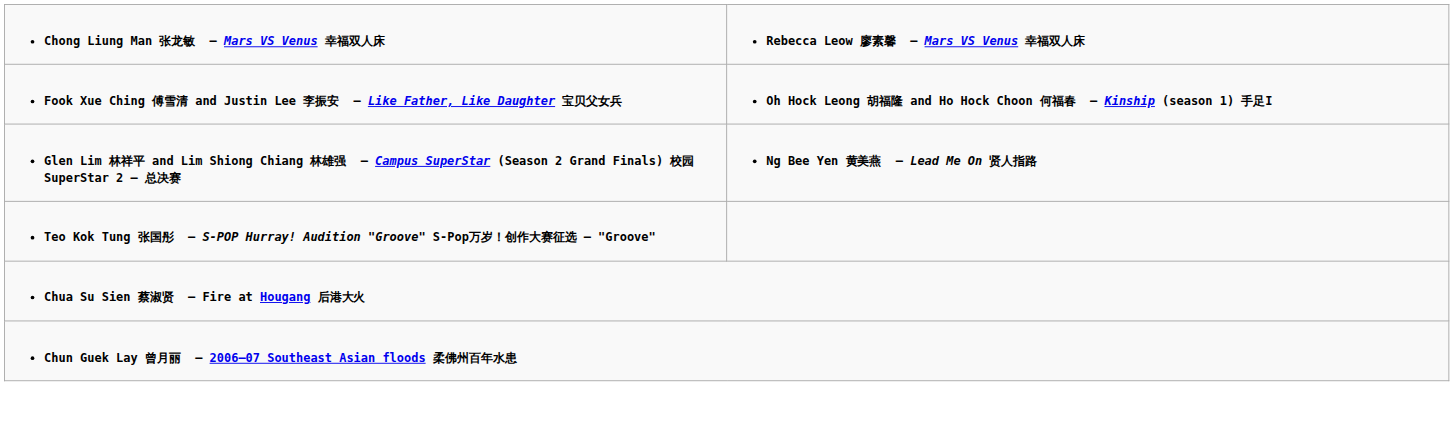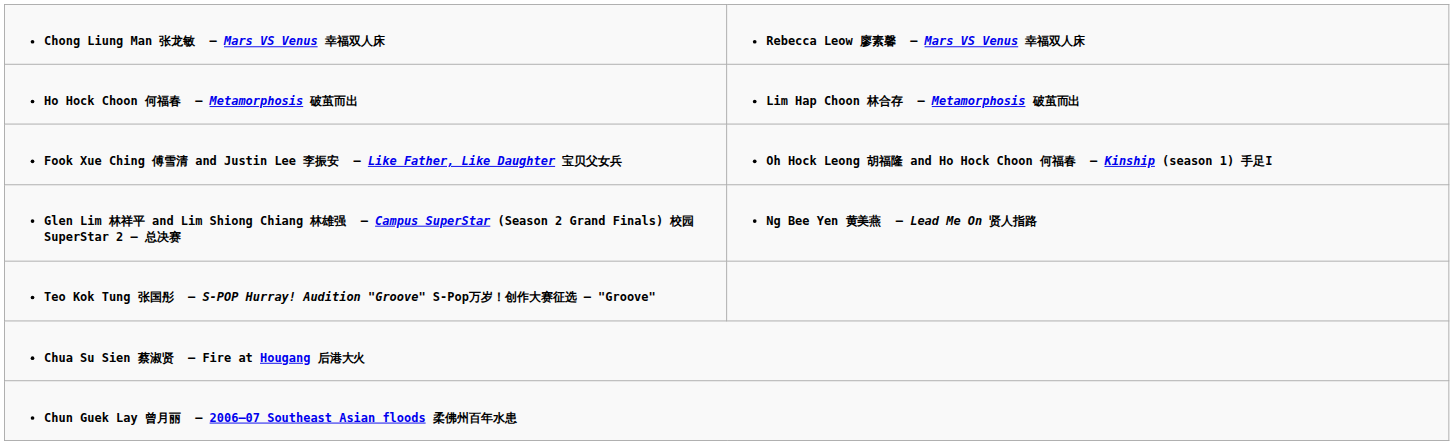+ row: (366, 101)
